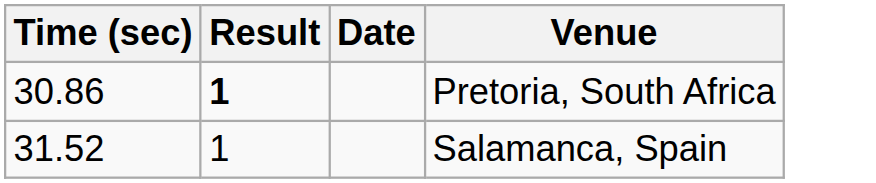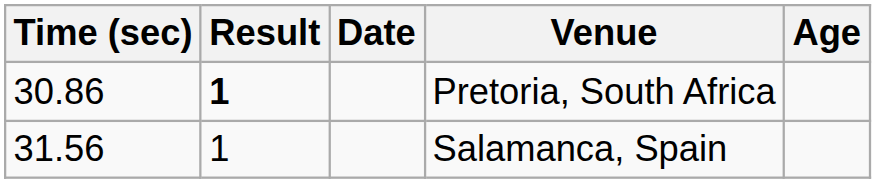+ column: (827, 33)
(59, 148) 31.52 -> (59, 148) 31.56
